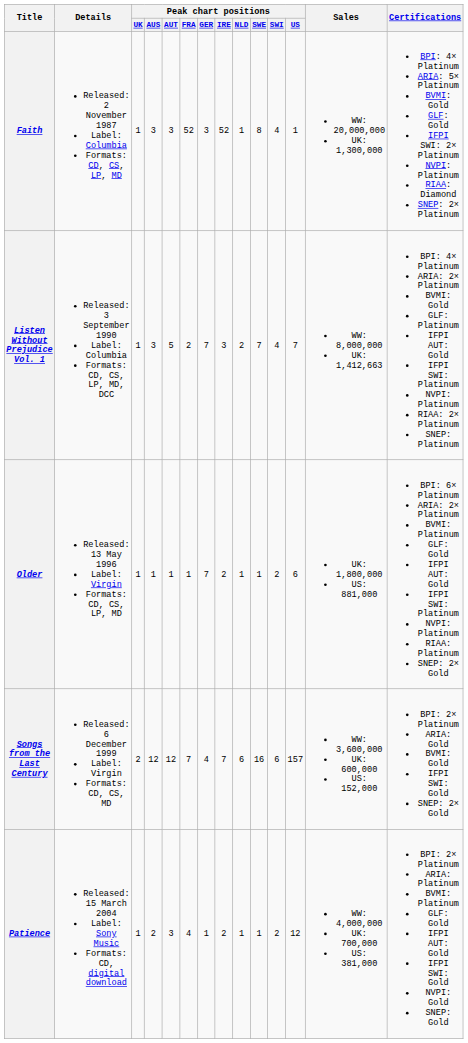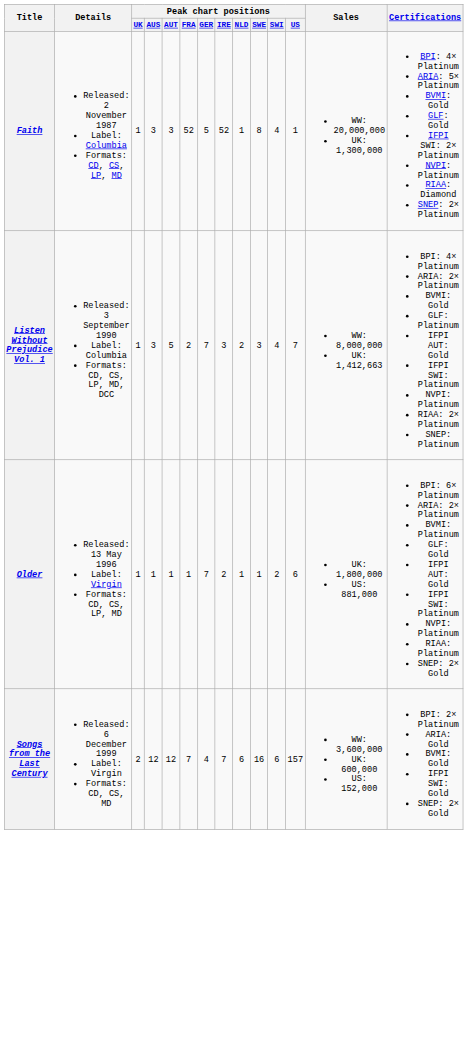(206, 131) 3 -> (206, 131) 5
(259, 345) 7 -> (259, 345) 3
- row: (30, 934)
